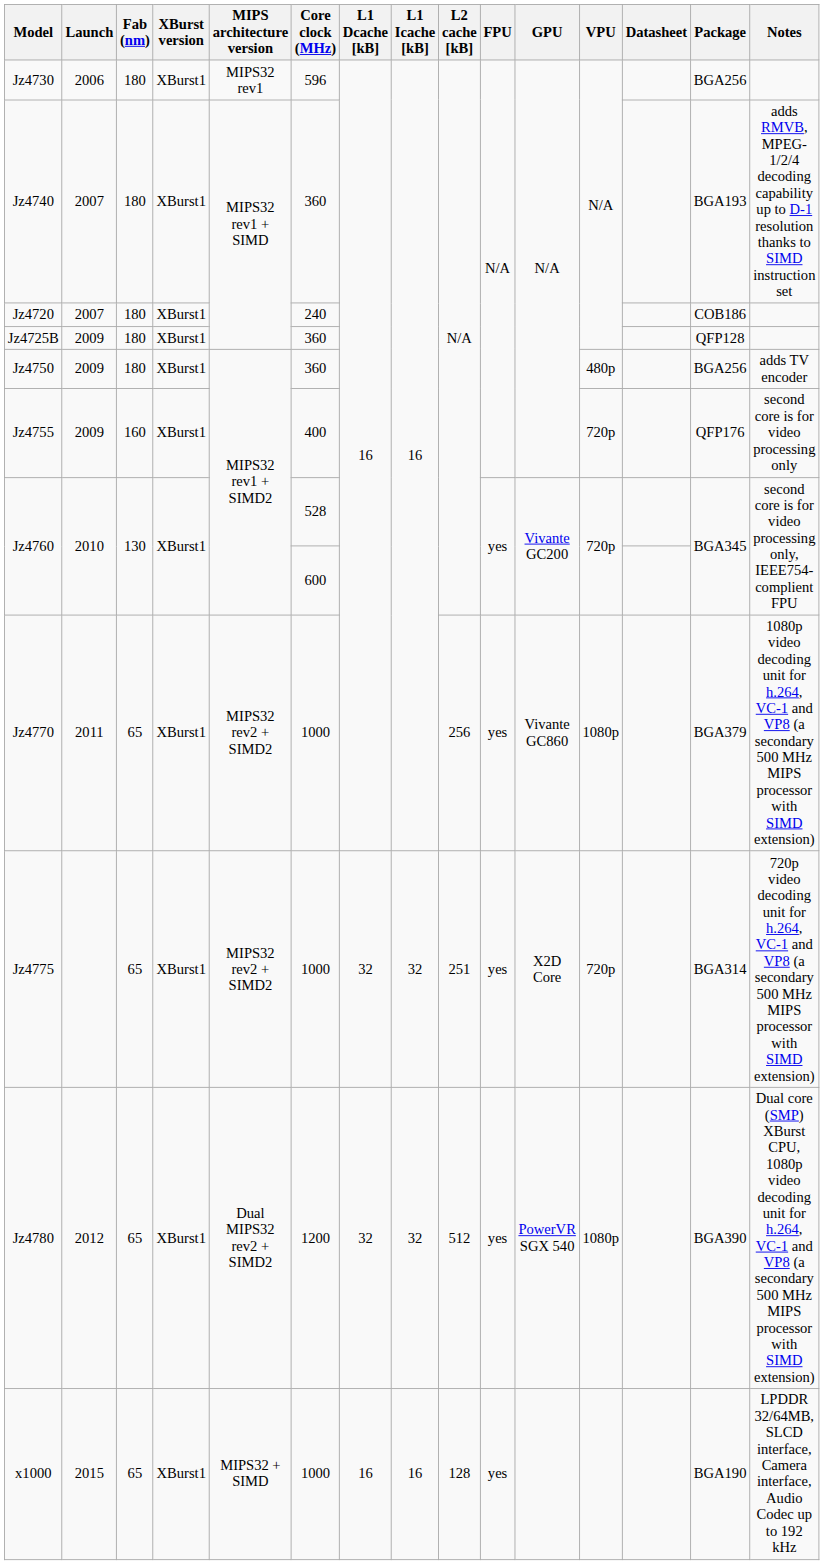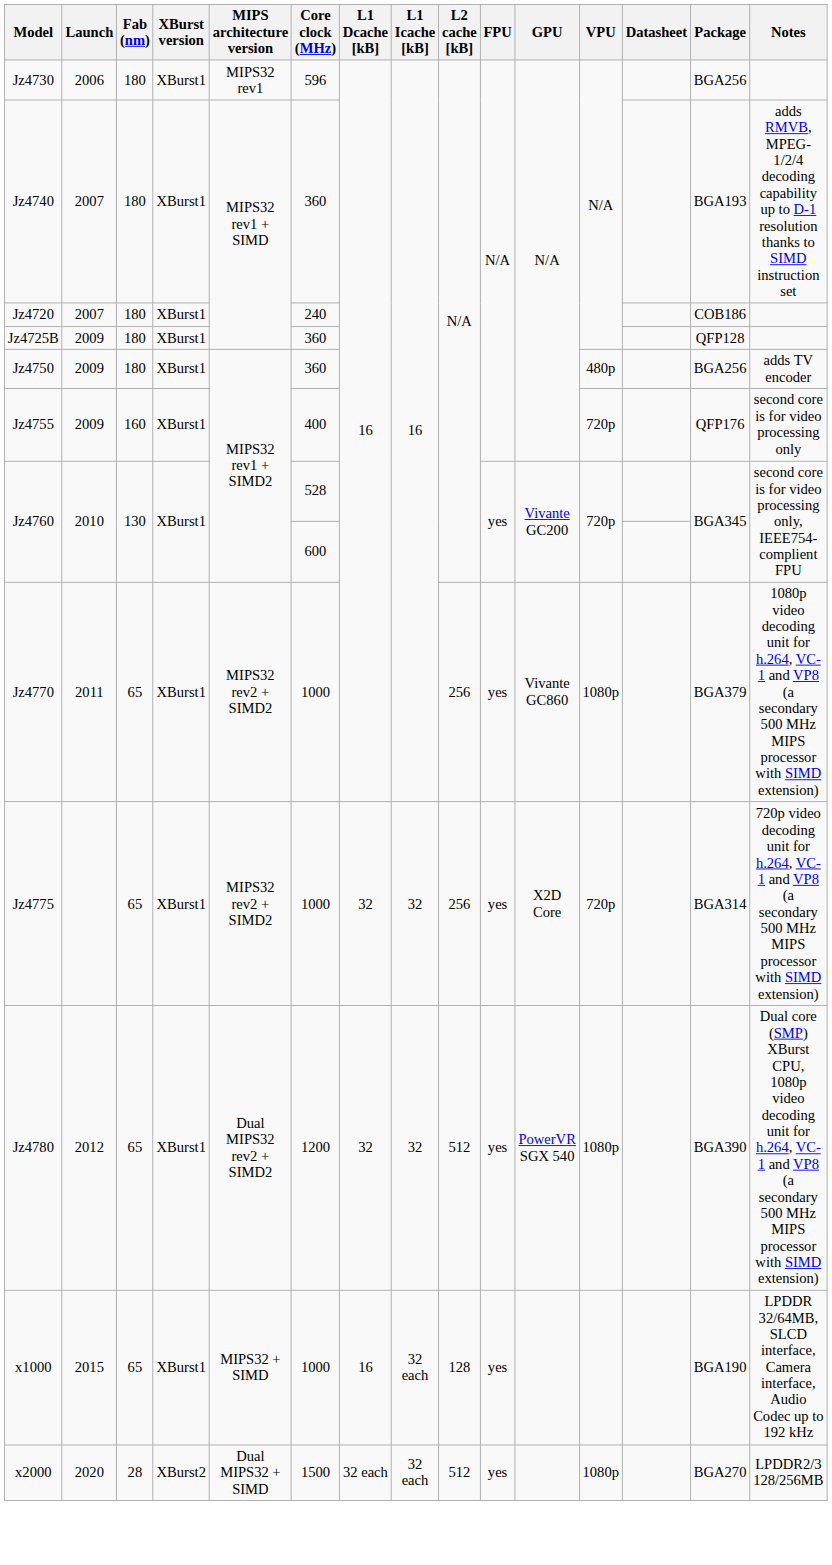(459, 969) 251 -> (459, 903) 256
(415, 1473) 16 -> (415, 1367) 32 each
+ row: (33, 1472)
